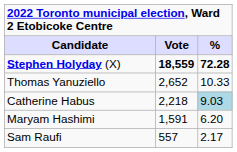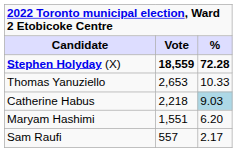(173, 82) 2,652 -> (173, 82) 2,653
(173, 119) 1,591 -> (173, 119) 1,551
